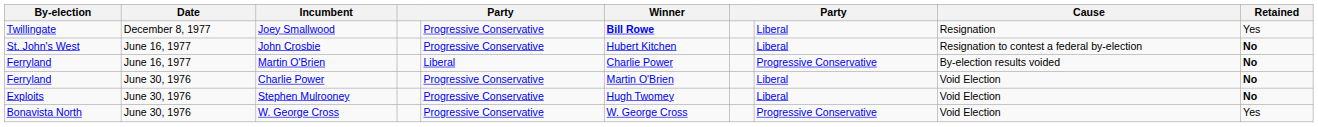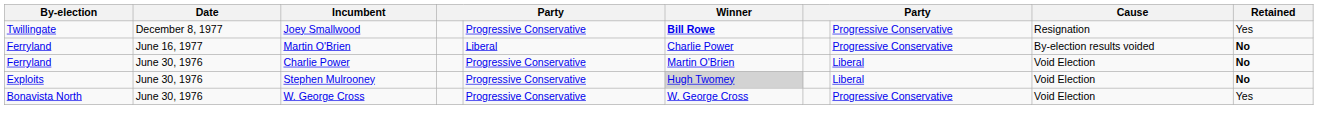(772, 29) Liberal -> (893, 29) Progressive Conservative
- row: (289, 46)
(640, 96) no background -> (701, 79) lightgrey background
